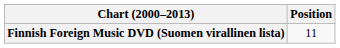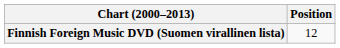(311, 33) 11 -> (311, 33) 12
